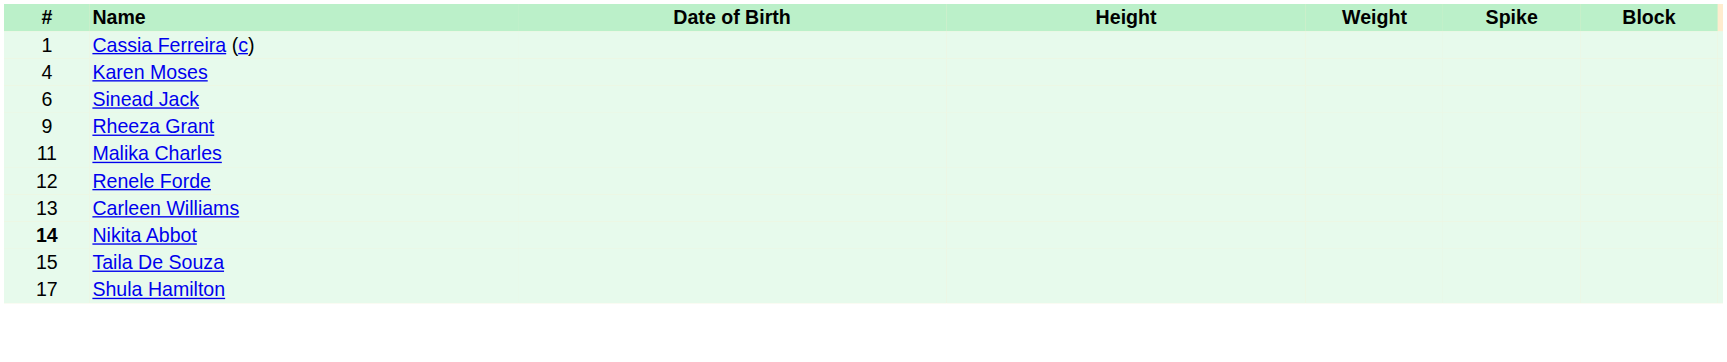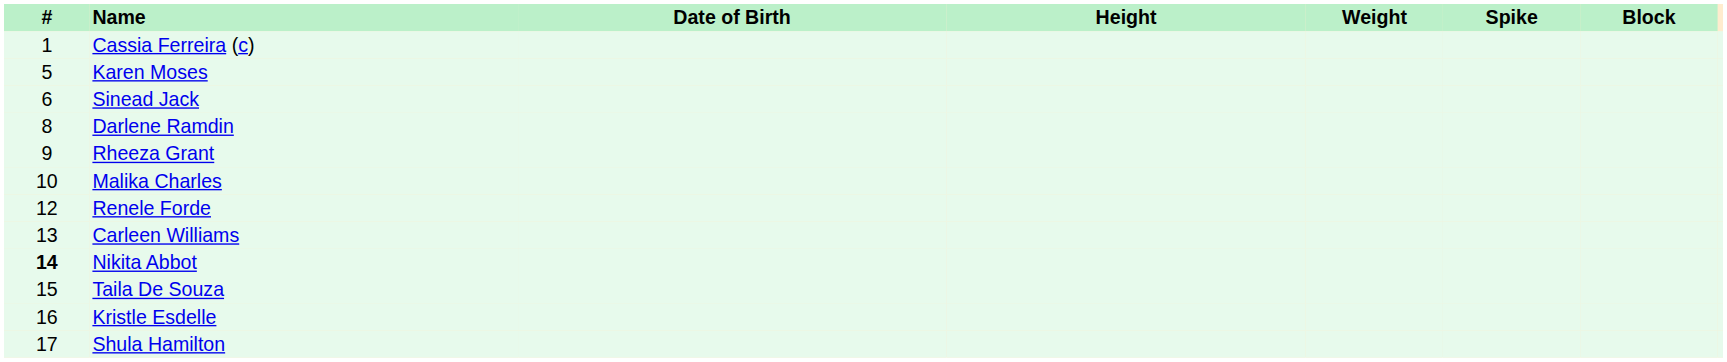(47, 72) 4 -> (47, 72) 5
+ row: (163, 126)
(47, 154) 11 -> (47, 181) 10
+ row: (154, 317)
